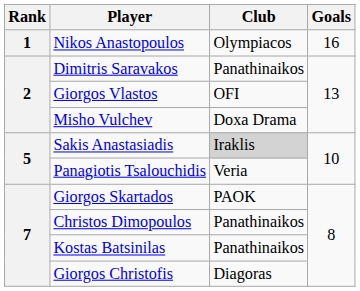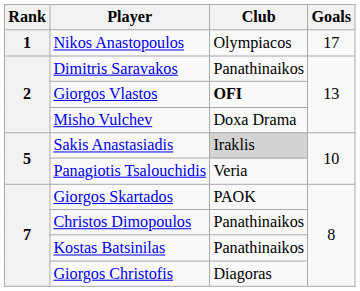(331, 42) 16 -> (331, 42) 17
(226, 94) normal -> (228, 94) bold
